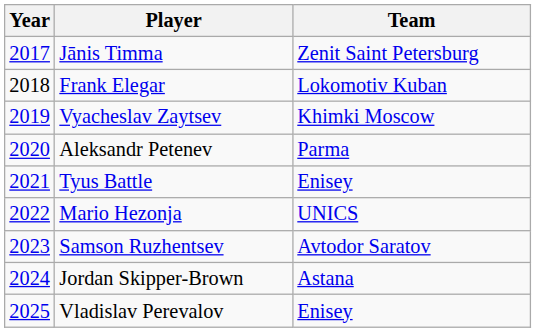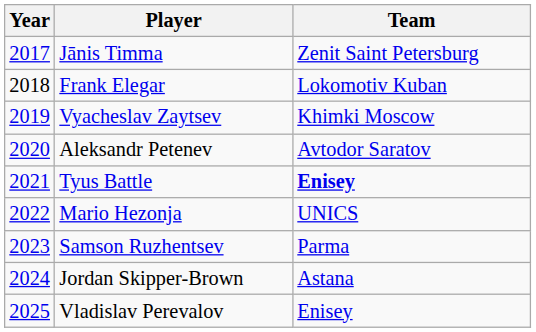(323, 149) Parma -> (364, 149) Avtodor Saratov
(325, 181) normal -> (326, 181) bold
(364, 246) Avtodor Saratov -> (323, 246) Parma
